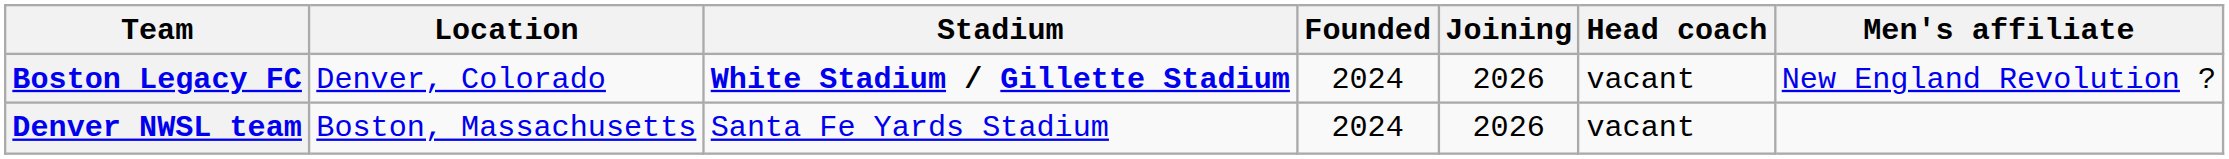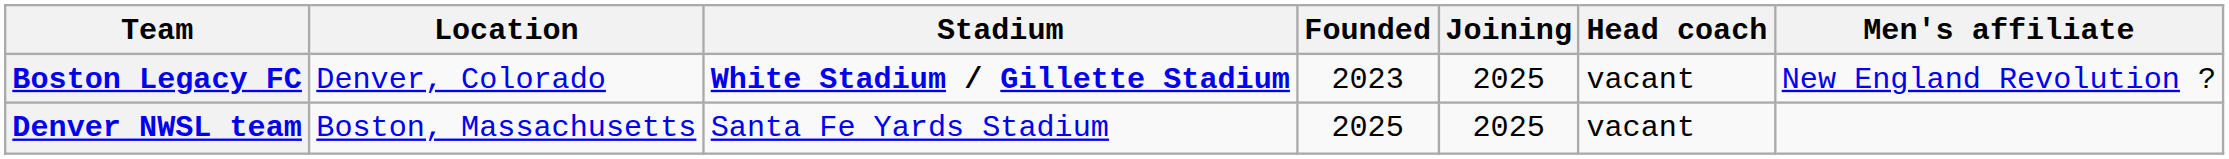(1368, 79) 2024 -> (1368, 79) 2023
(1509, 79) 2026 -> (1509, 79) 2025
(1368, 128) 2024 -> (1368, 128) 2025
(1509, 128) 2026 -> (1509, 128) 2025
